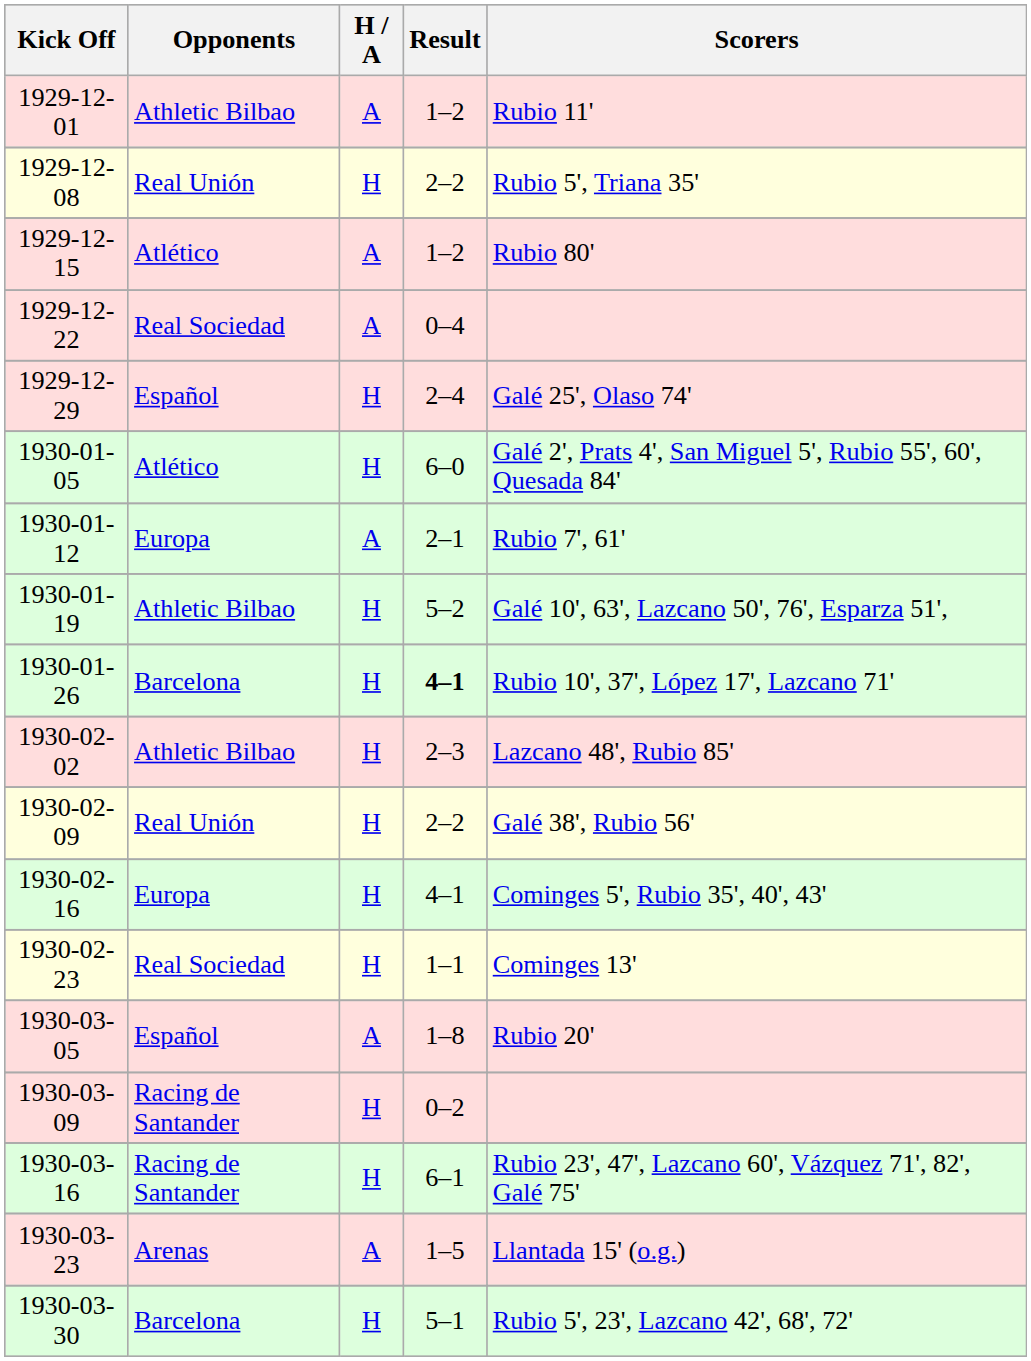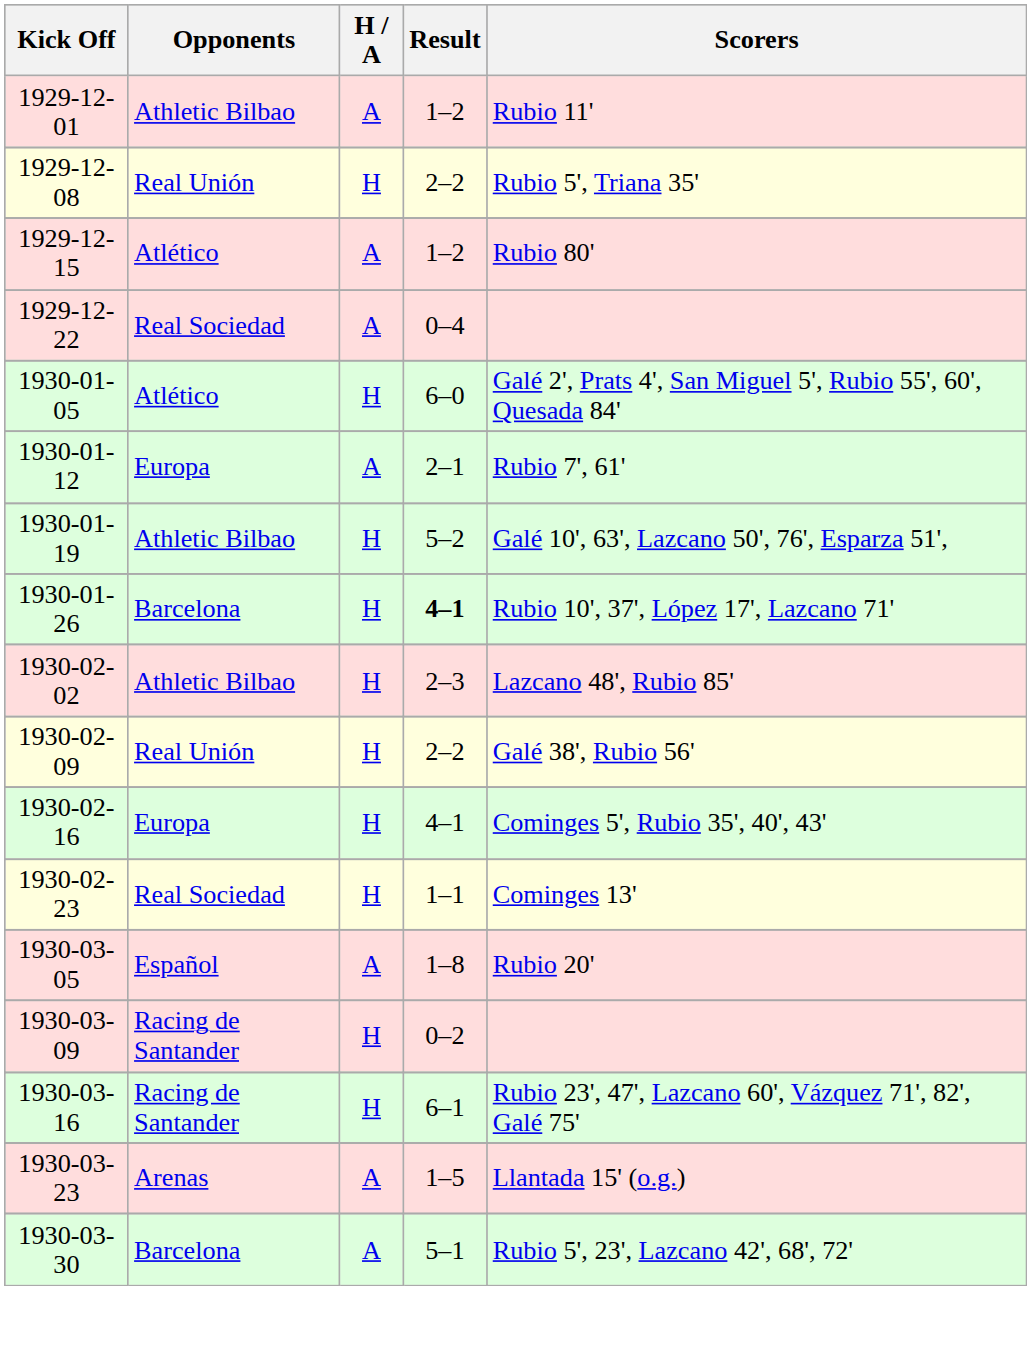- row: (66, 395)
(371, 1320) H -> (371, 1249) A
